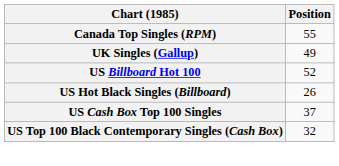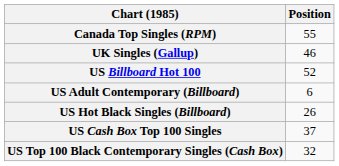(310, 53) 49 -> (310, 53) 46
+ row: (145, 92)
